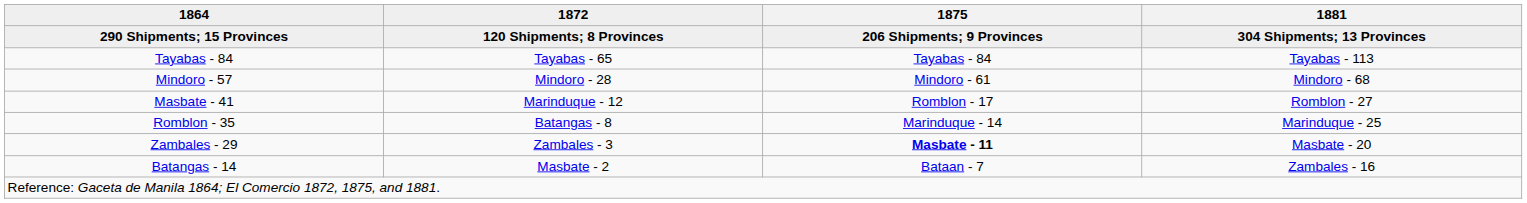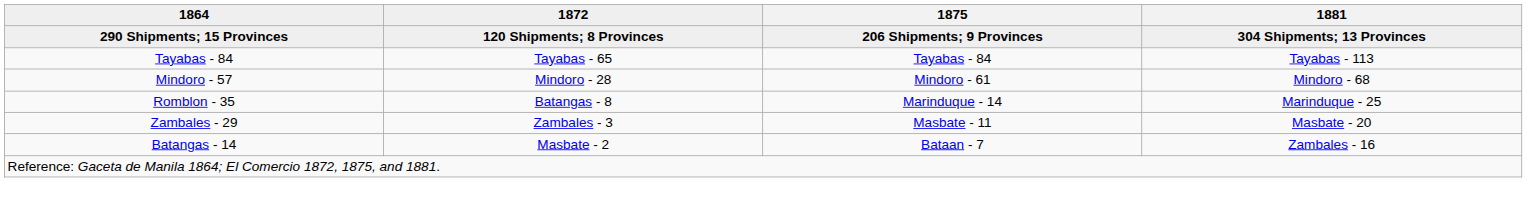- row: (194, 101)
(952, 144) bold -> (952, 123) normal
